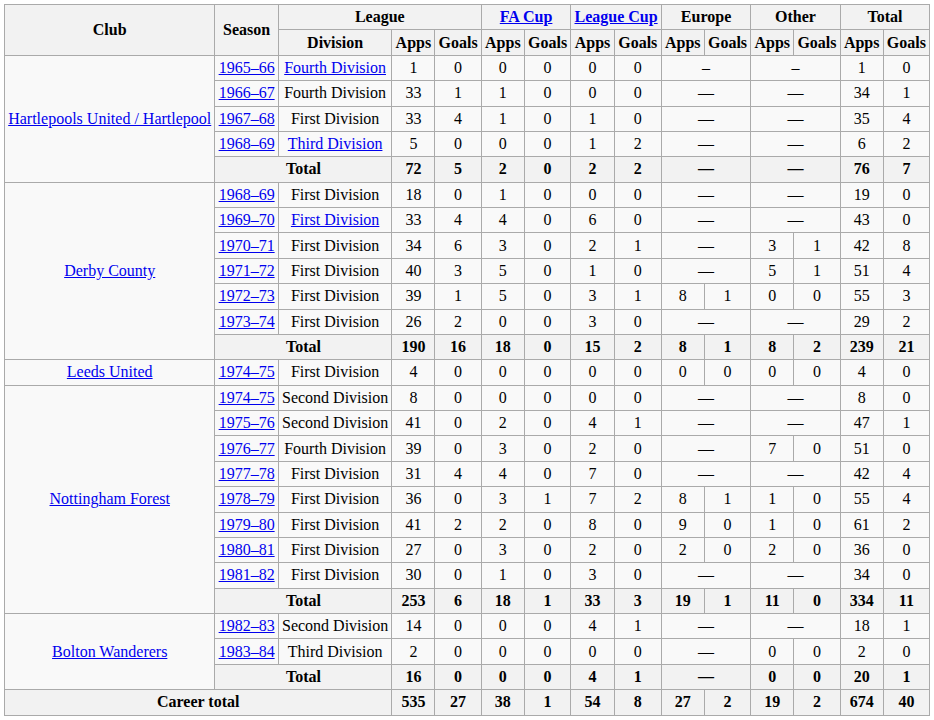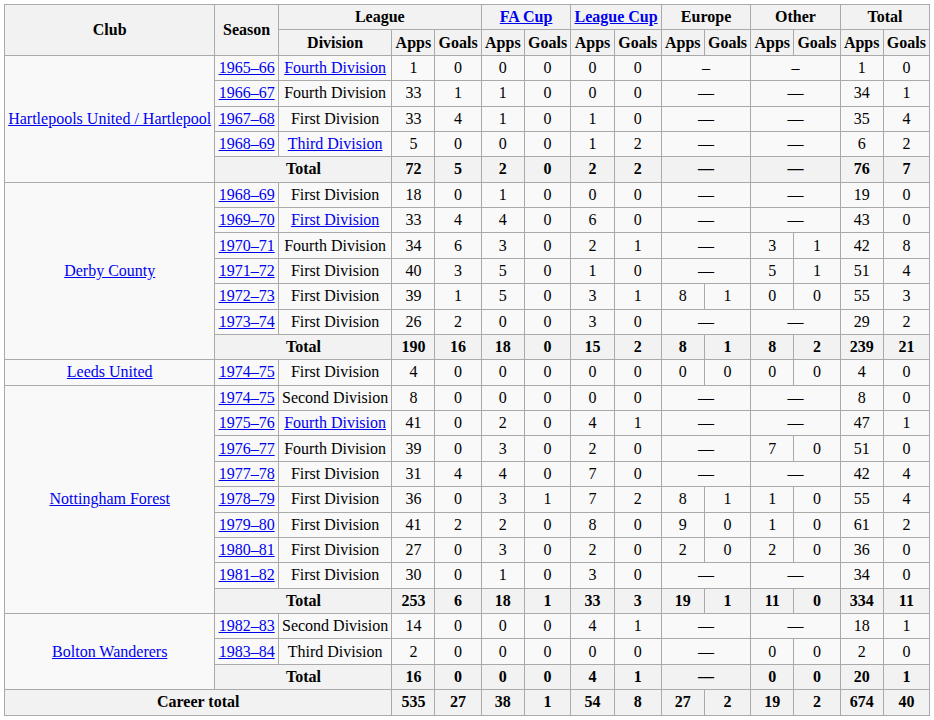(335, 245) First Division -> (335, 245) Fourth Division
(335, 423) Second Division -> (335, 423) Fourth Division
